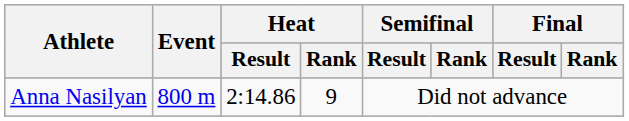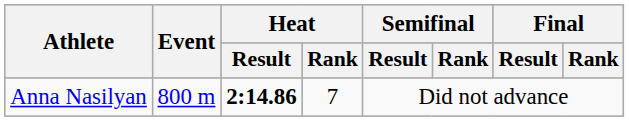(261, 97) normal -> (261, 97) bold
(331, 97) 9 -> (333, 97) 7
